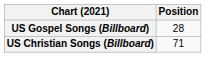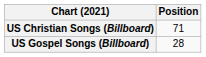rows swapped: (80, 44) <-> (80, 28)
